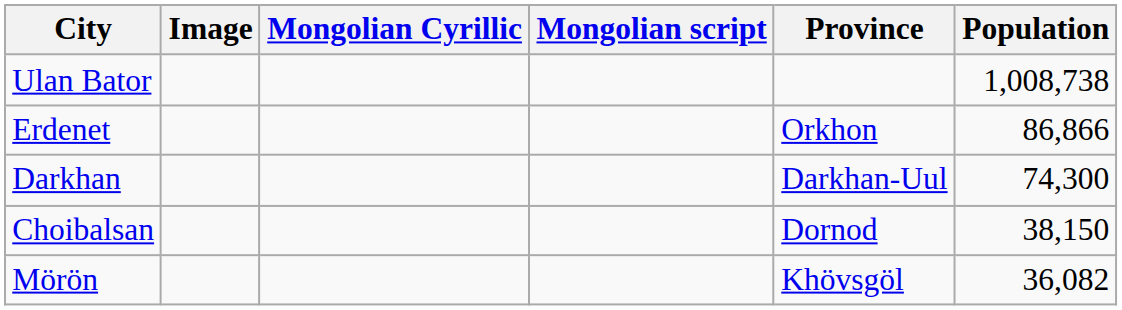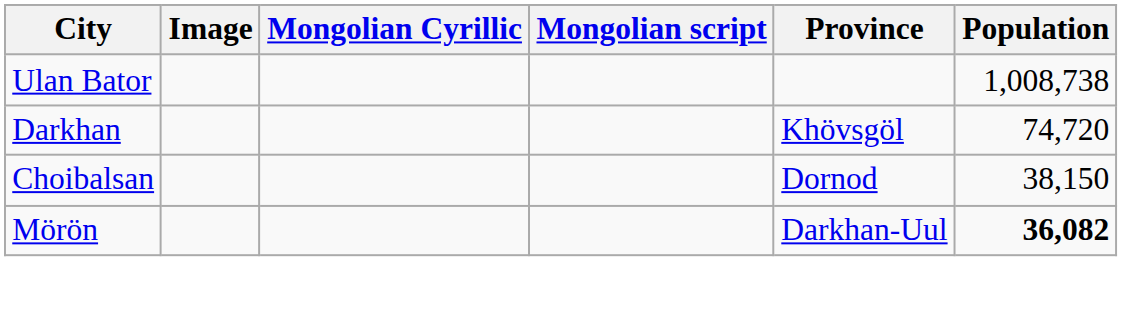- row: (61, 129)
(864, 179) Darkhan-Uul -> (843, 129) Khövsgöl
(1066, 179) 74,300 -> (1066, 129) 74,720
(843, 279) Khövsgöl -> (864, 229) Darkhan-Uul
(1066, 279) normal -> (1066, 229) bold
